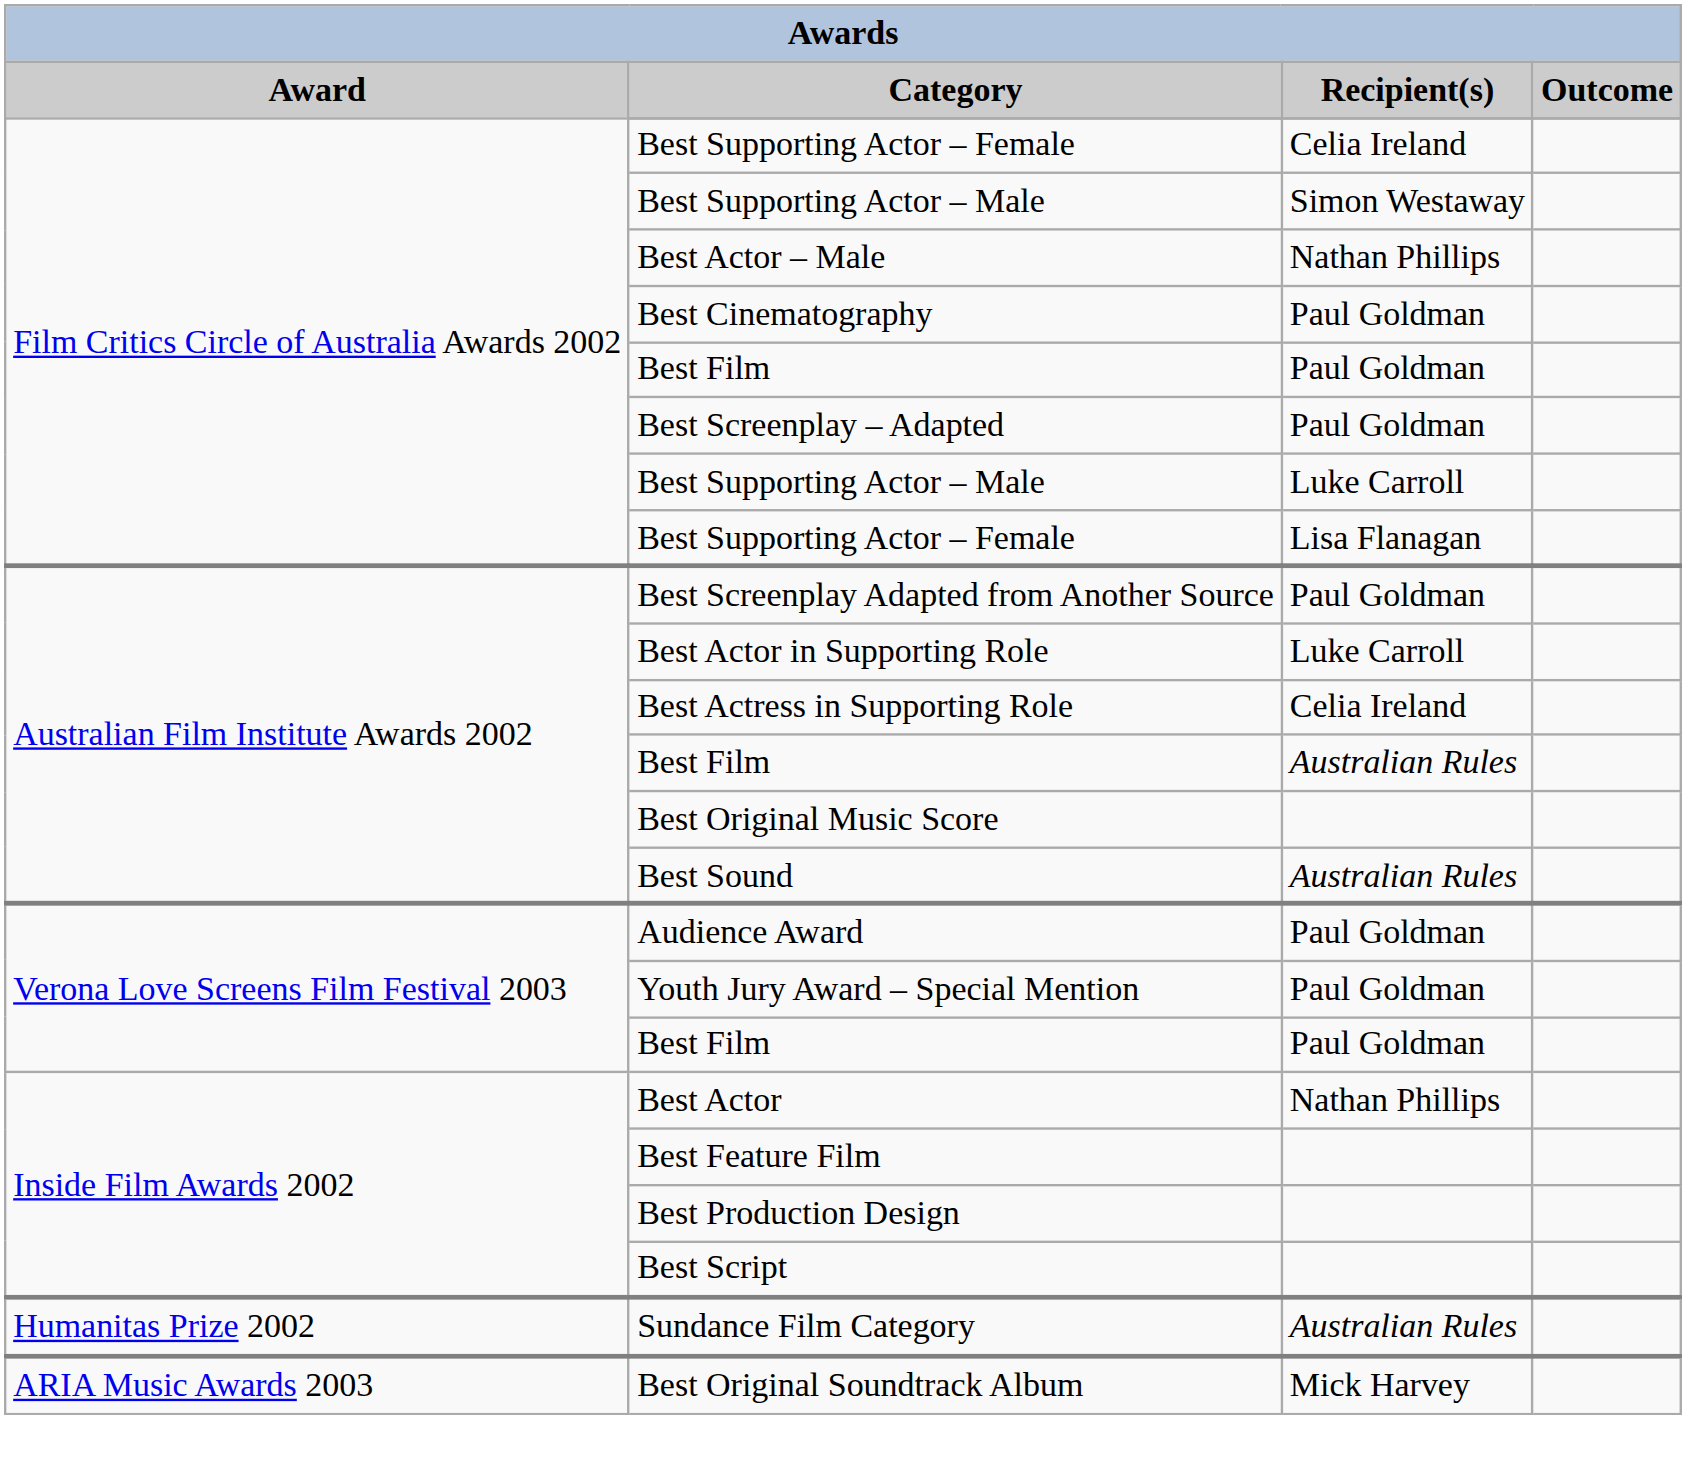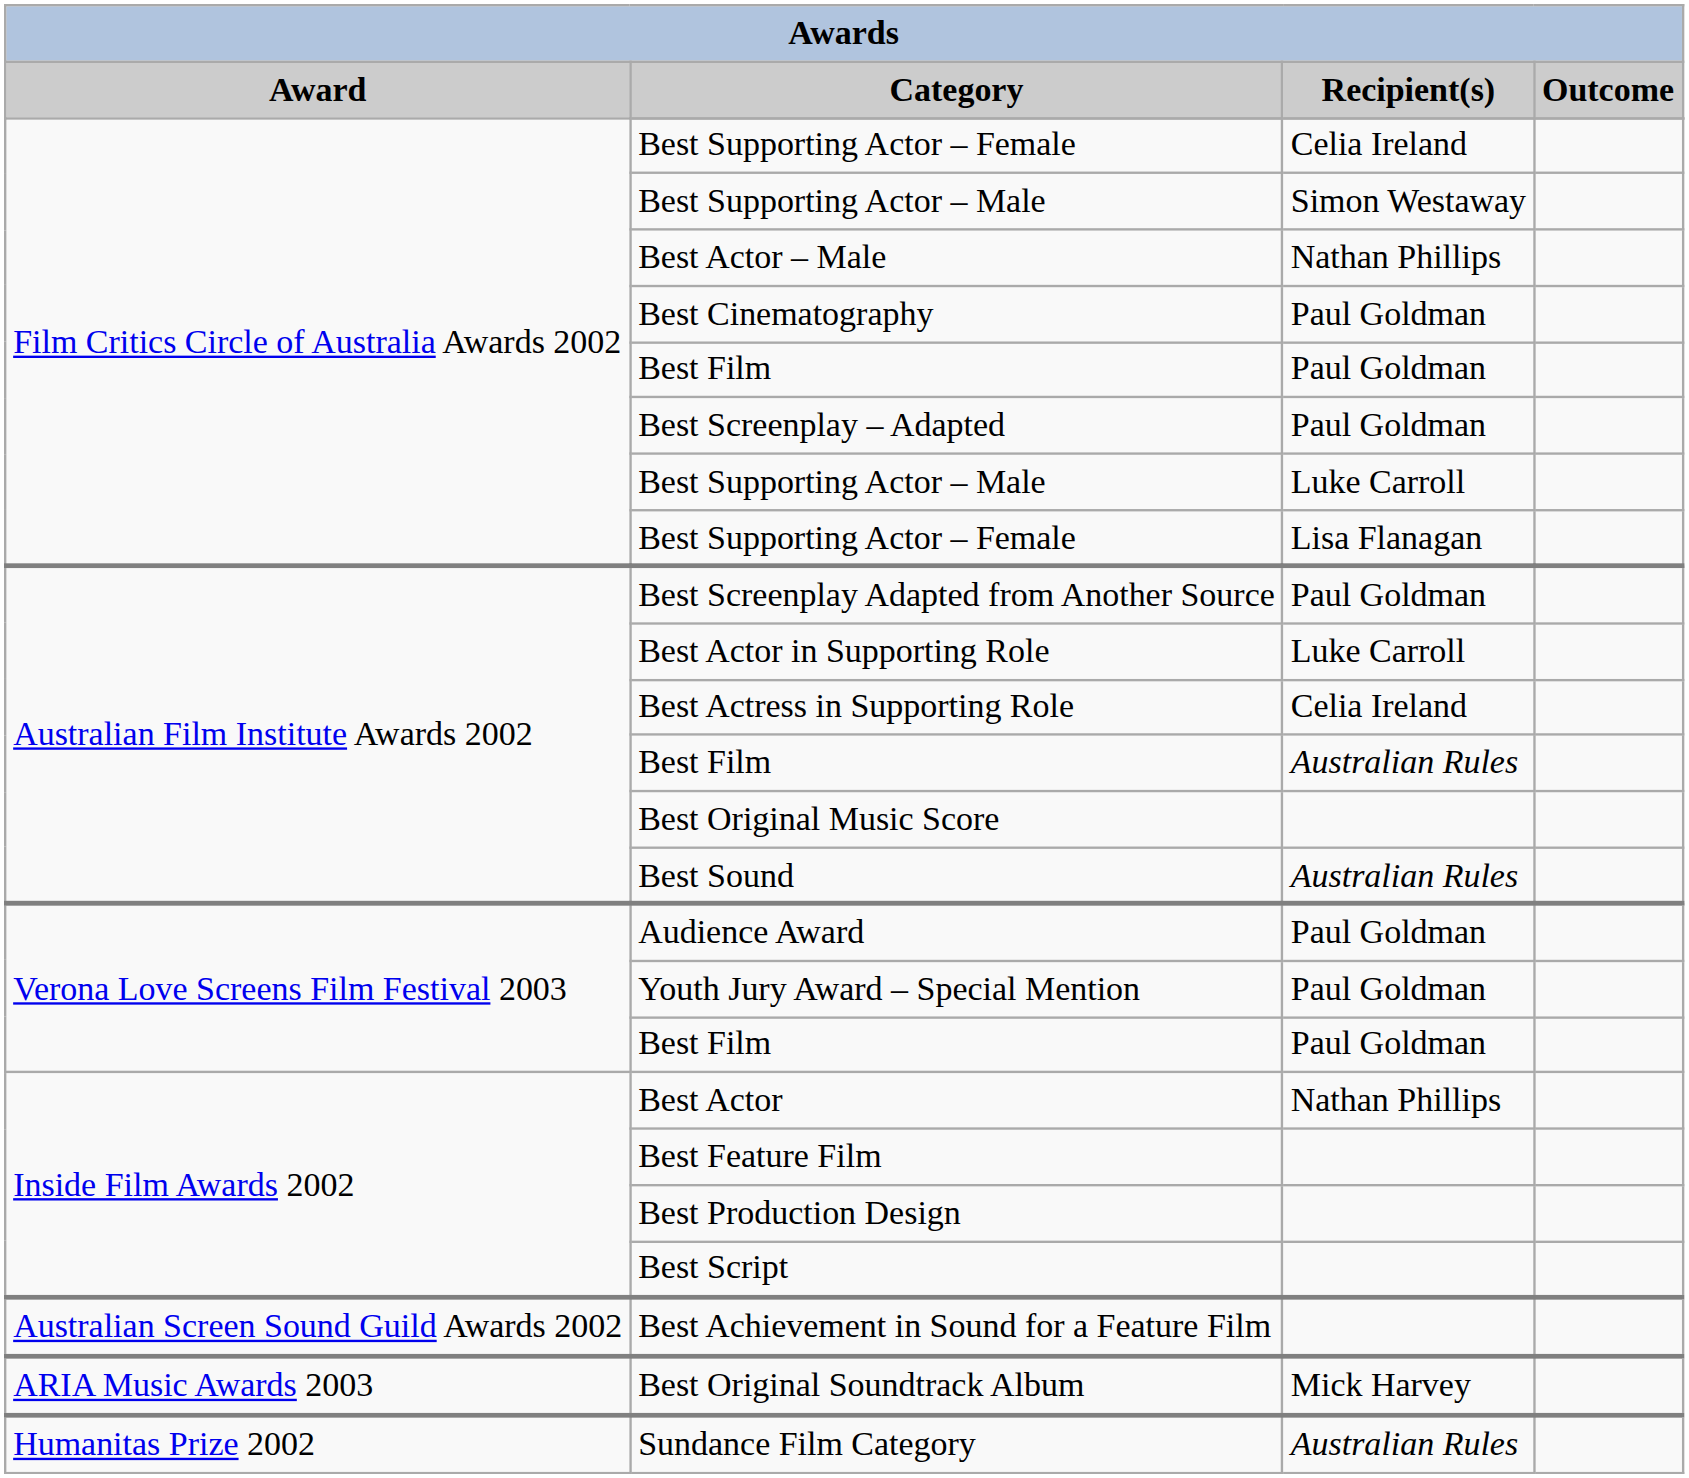+ row: (955, 1326)
rows swapped: (860, 1385) <-> (806, 1326)
